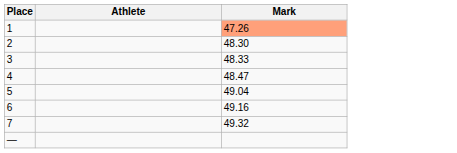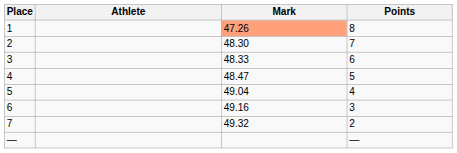+ column: (400, 12)
